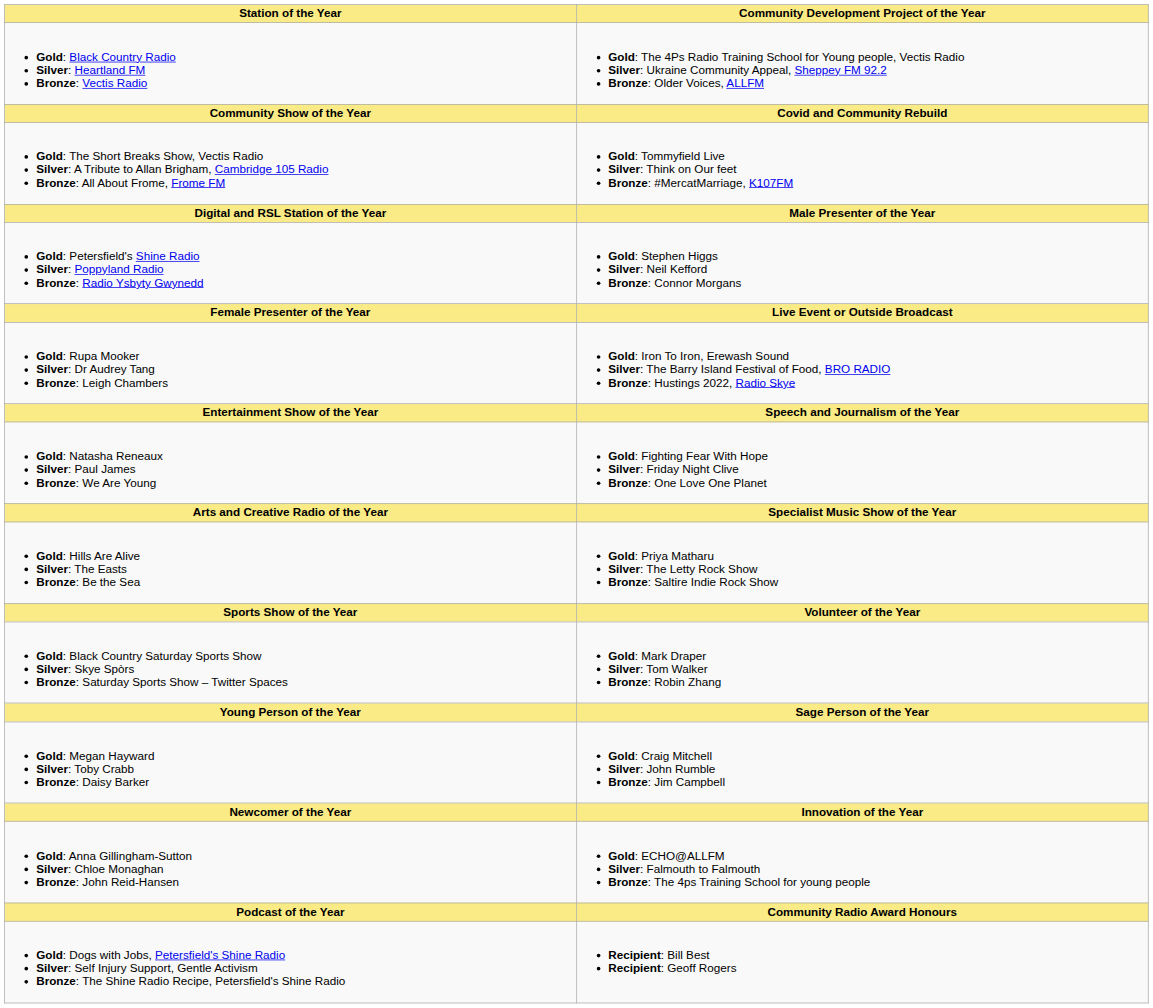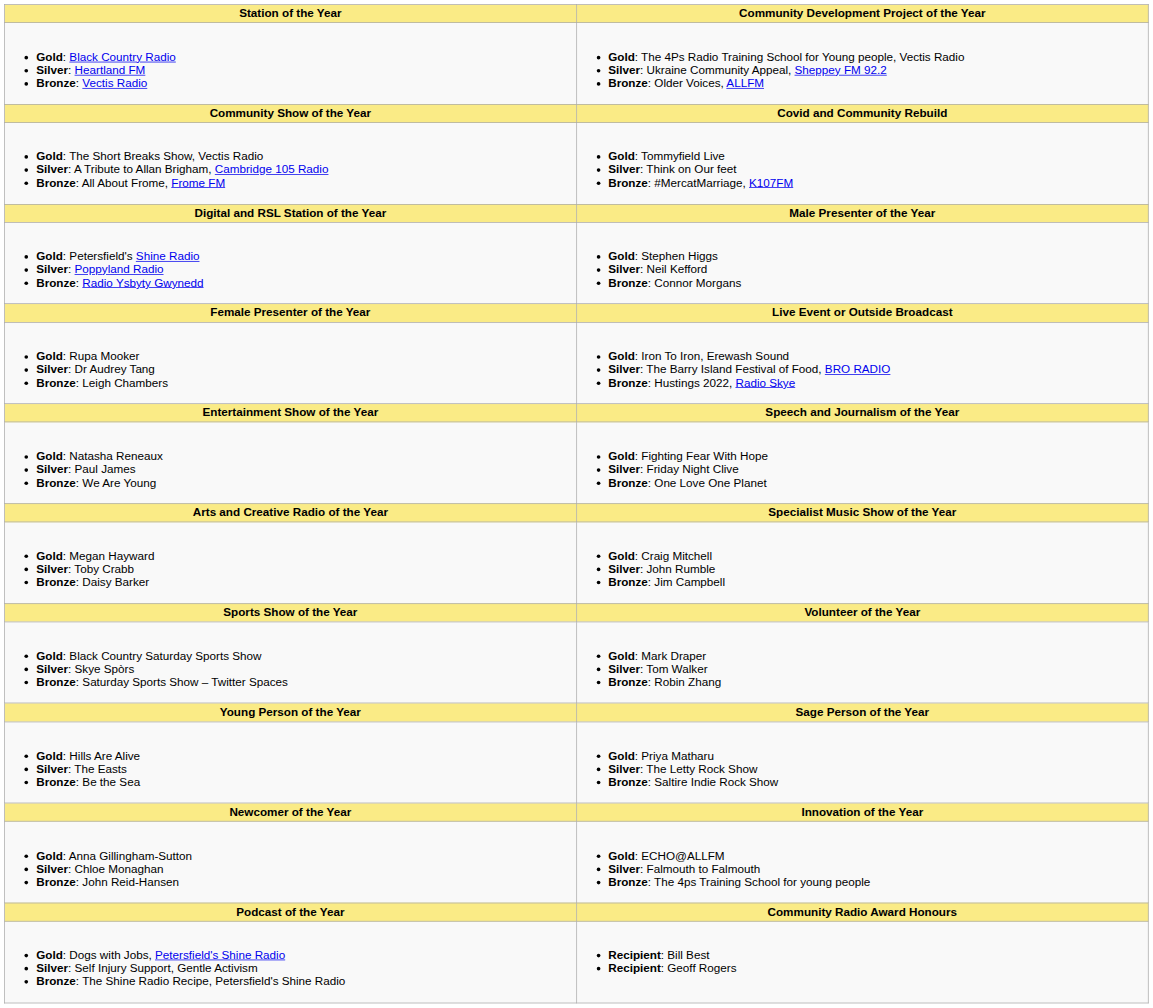rows swapped: (290, 569) <-> (290, 769)
